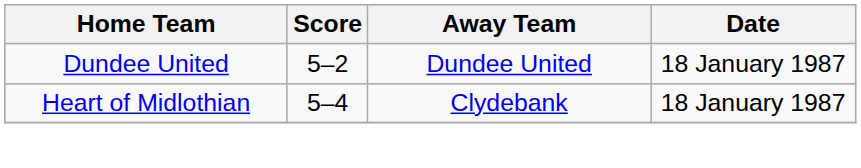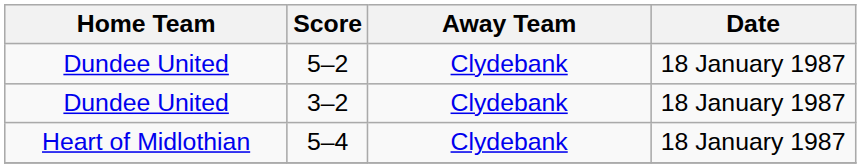(509, 63) Dundee United -> (509, 63) Clydebank
+ row: (328, 102)
